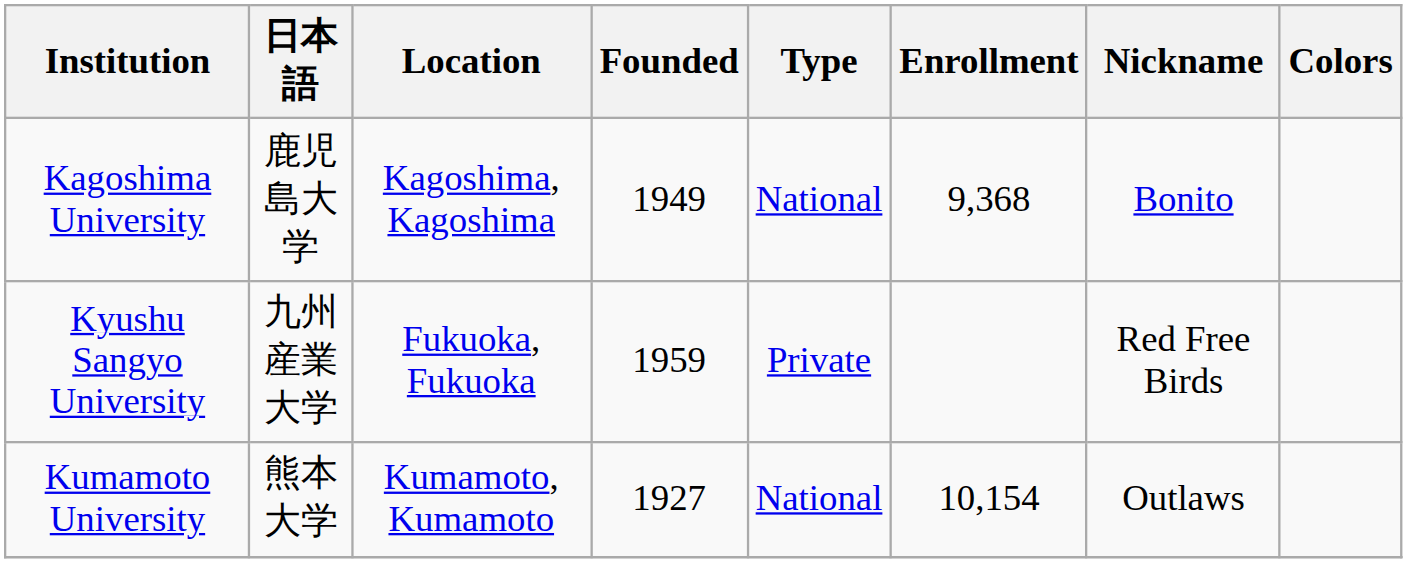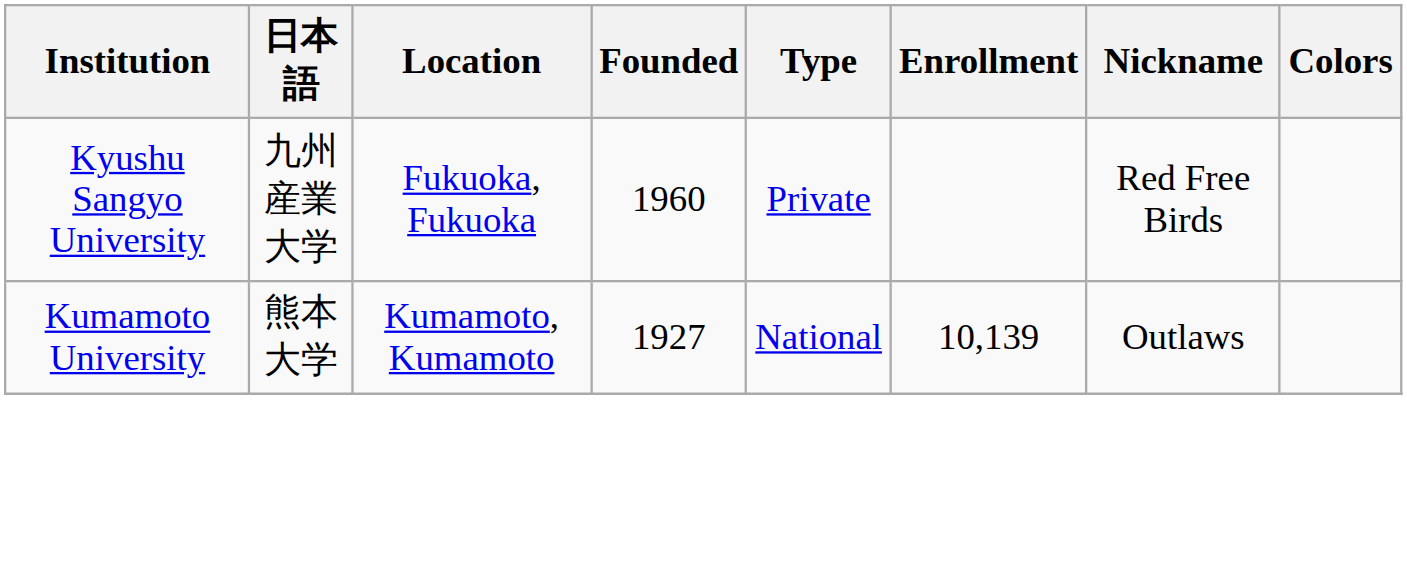- row: (127, 198)
(669, 360) 1959 -> (669, 198) 1960
(989, 498) 10,154 -> (989, 336) 10,139
